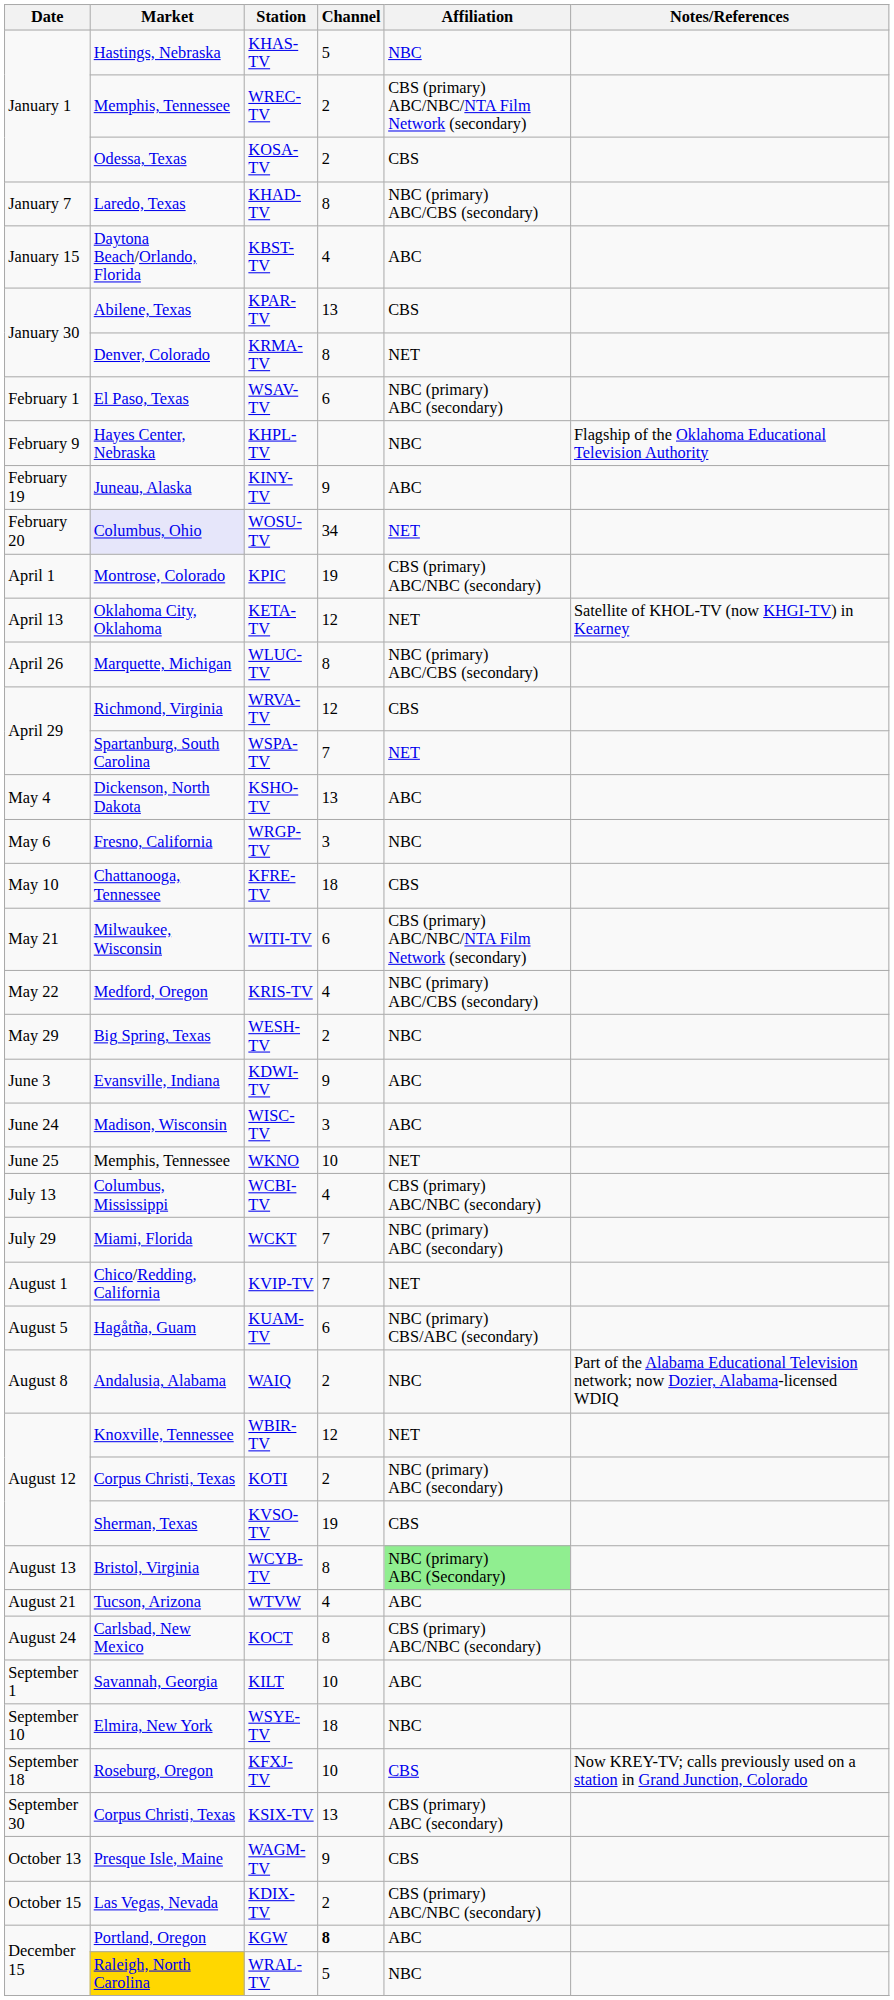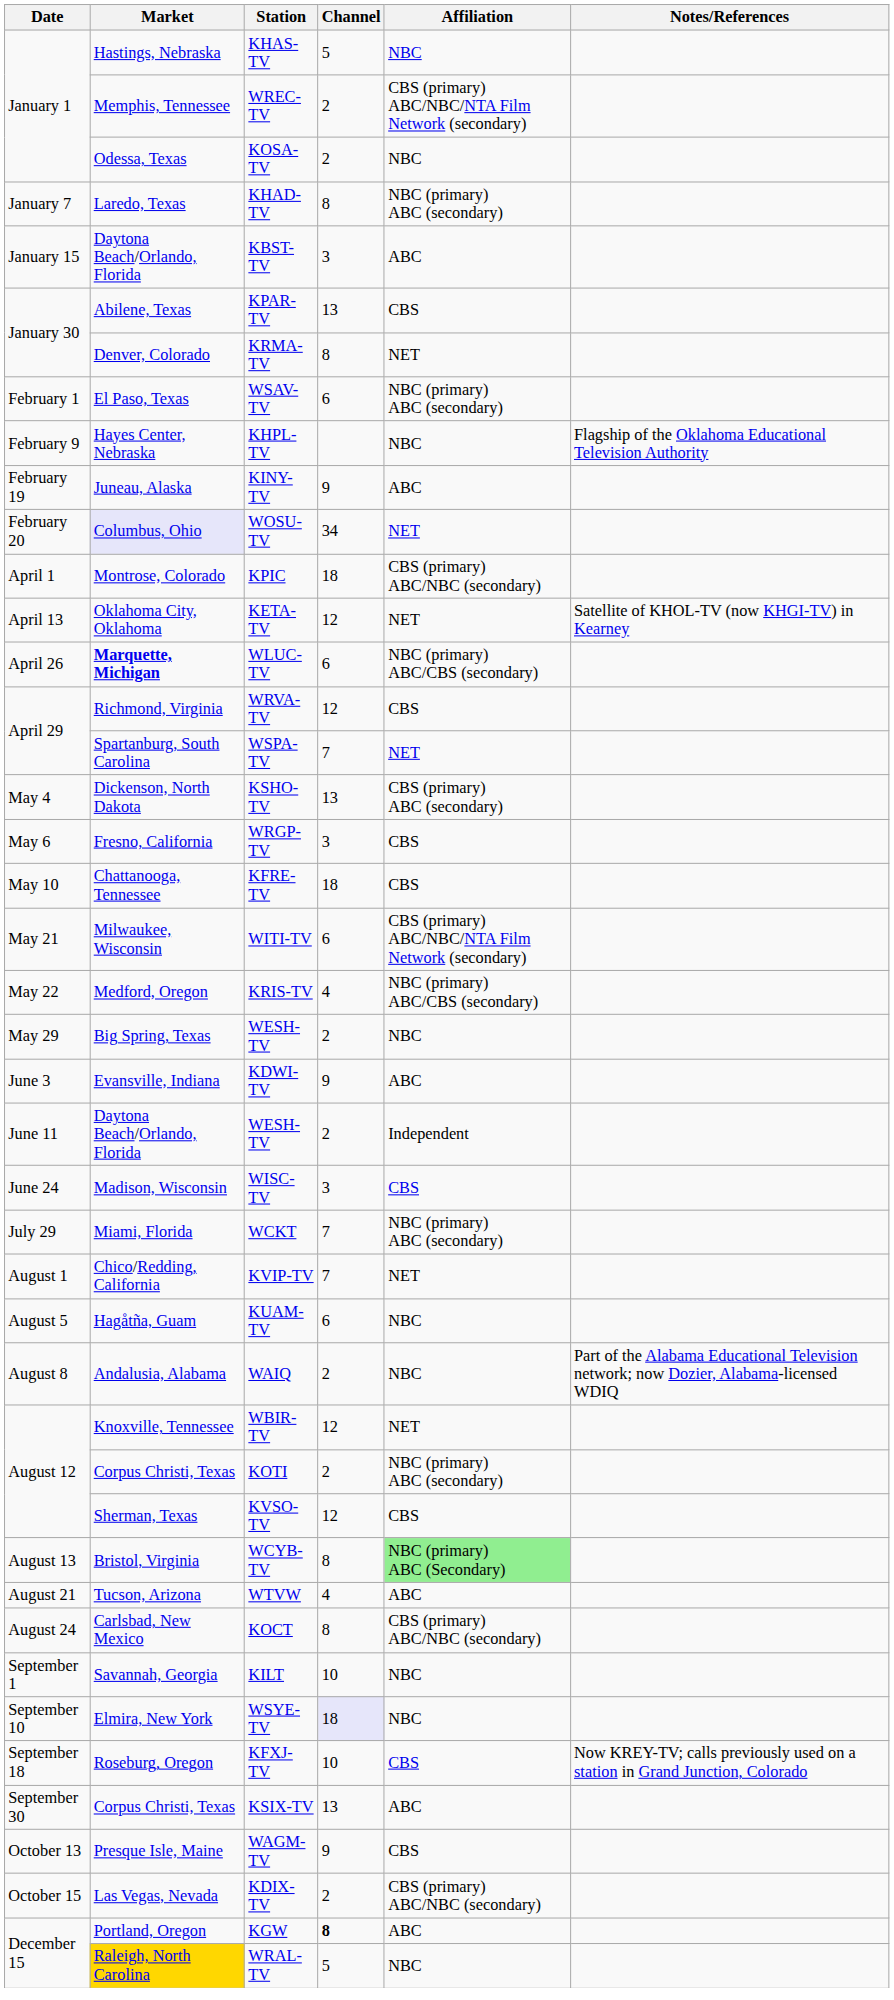(404, 159) CBS -> (405, 159) NBC
(463, 203) NBC (primary) ABC/CBS (secondary) -> (445, 203) NBC (primary) ABC (secondary)
(326, 257) 4 -> (326, 257) 3
(330, 575) 19 -> (330, 575) 18
(163, 664) normal -> (133, 664) bold
(326, 664) 8 -> (326, 664) 6
(405, 797) ABC -> (445, 797) CBS (primary) ABC (secondary)
(405, 841) NBC -> (404, 841) CBS
+ row: (33, 1134)
(405, 1125) ABC -> (404, 1187) CBS
- row: (33, 1160)
- row: (32, 1195)
(463, 1328) NBC (primary) CBS/ABC (secondary) -> (405, 1320) NBC
(330, 1523) 19 -> (330, 1515) 12
(405, 1681) ABC -> (405, 1674) NBC
(330, 1726) no background -> (330, 1718) lavender background
(445, 1814) CBS (primary) ABC (secondary) -> (405, 1807) ABC
